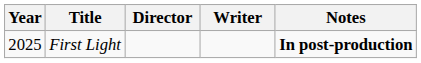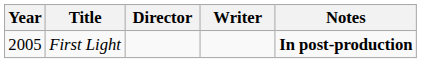(25, 44) 2025 -> (25, 44) 2005
